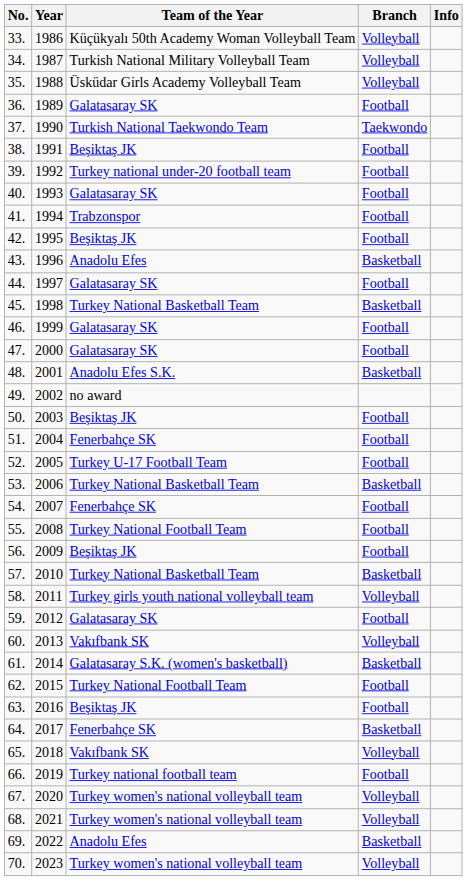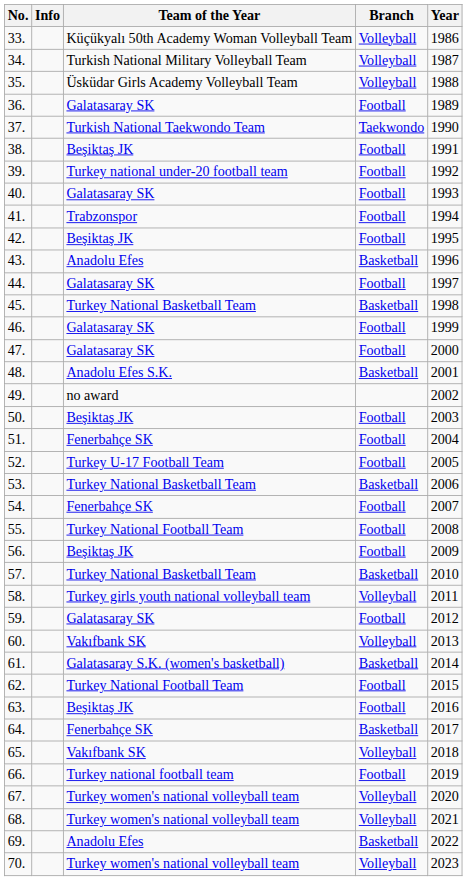columns swapped: (49, 15) <-> (446, 15)
